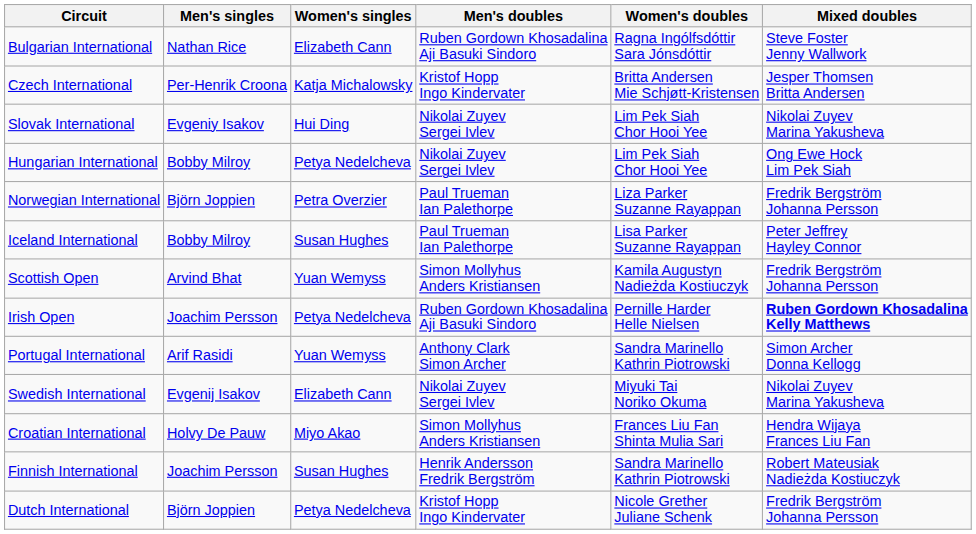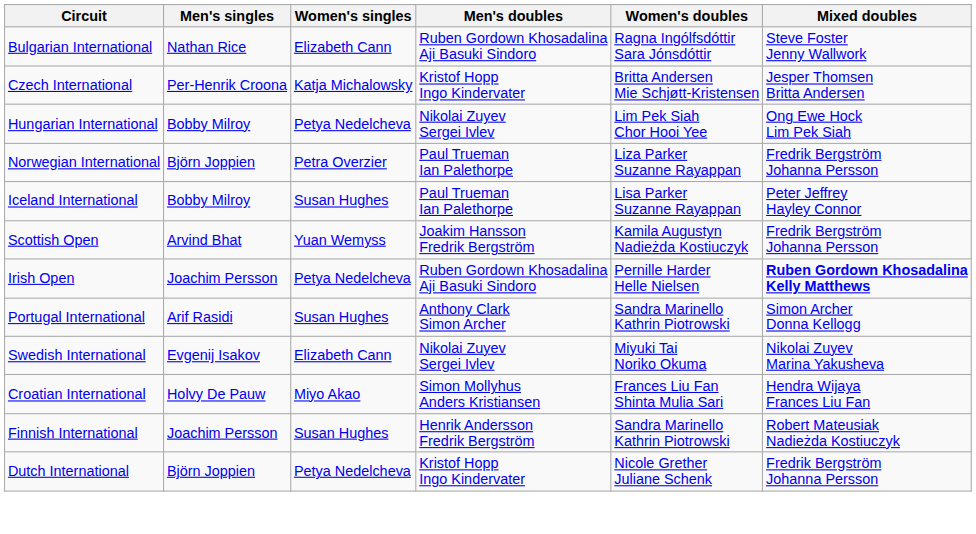- row: (71, 123)
(480, 278) Simon Mollyhus Anders Kristiansen -> (477, 239) Joakim Hansson Fredrik Bergström
(340, 355) Yuan Wemyss -> (341, 317) Susan Hughes
